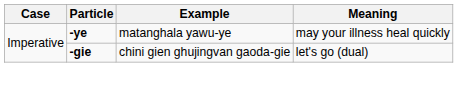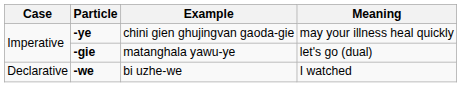(175, 33) matanghala yawu-ye -> (209, 33) chini gien ghujingvan gaoda-gie
(205, 52) chini gien ghujingvan gaoda-gie -> (179, 52) matanghala yawu-ye
+ row: (84, 71)
